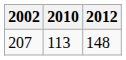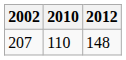(59, 42) 113 -> (59, 42) 110
